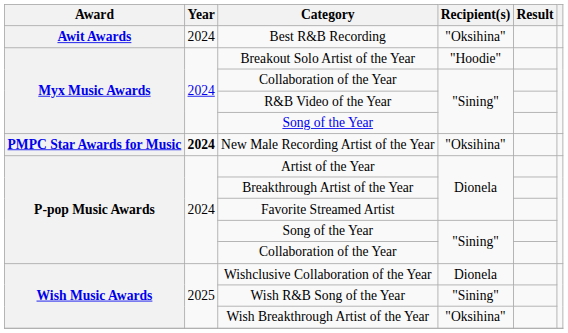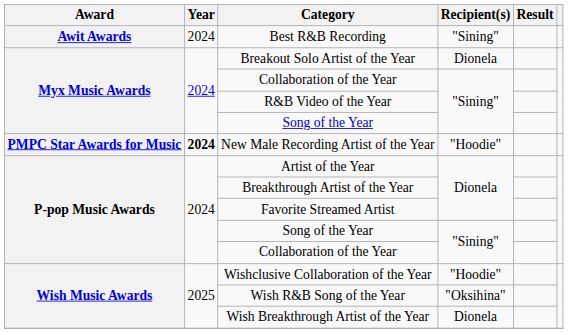(475, 36) "Oksihina" -> (475, 36) "Sining"
(475, 58) "Hoodie" -> (475, 58) Dionela
(475, 144) "Oksihina" -> (475, 144) "Hoodie"
(475, 274) Dionela -> (475, 274) "Hoodie"
(475, 295) "Sining" -> (475, 295) "Oksihina"
(475, 317) "Oksihina" -> (475, 317) Dionela
